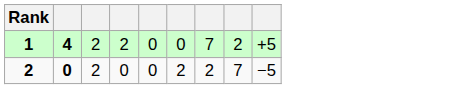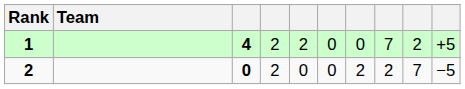+ column: (78, 17)
